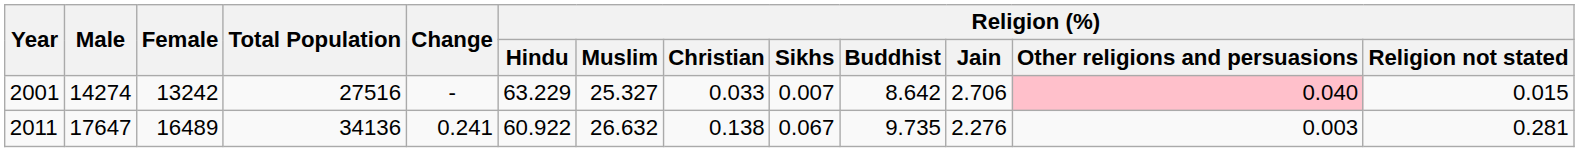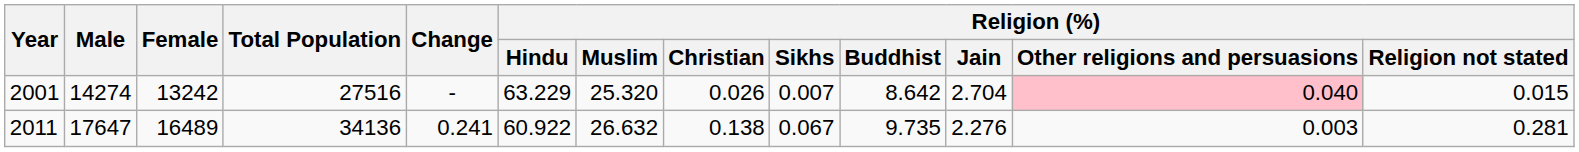(624, 92) 25.327 -> (624, 92) 25.320
(737, 92) 0.033 -> (737, 92) 0.026
(979, 92) 2.706 -> (979, 92) 2.704
